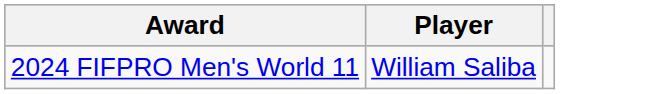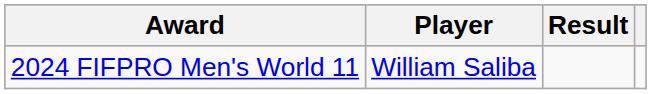+ column: (588, 25)
